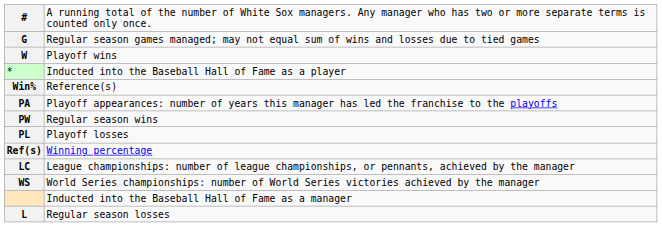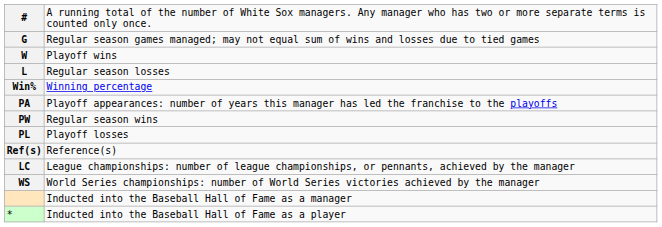rows swapped: (24, 214) <-> (10, 71)
(82, 87) Reference(s) -> (99, 87) Winning percentage
(99, 151) Winning percentage -> (82, 151) Reference(s)
